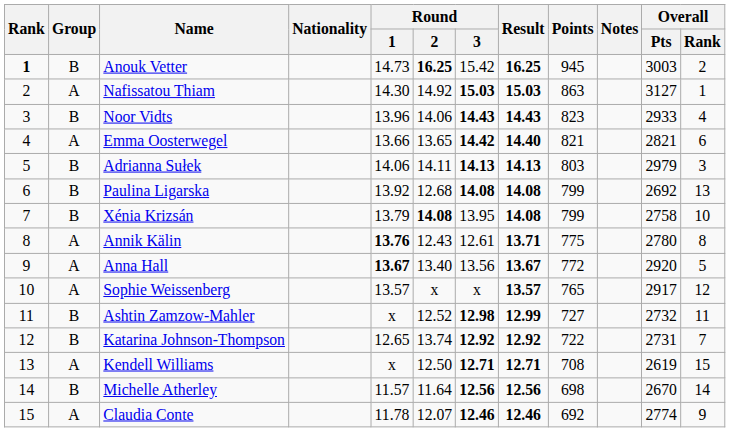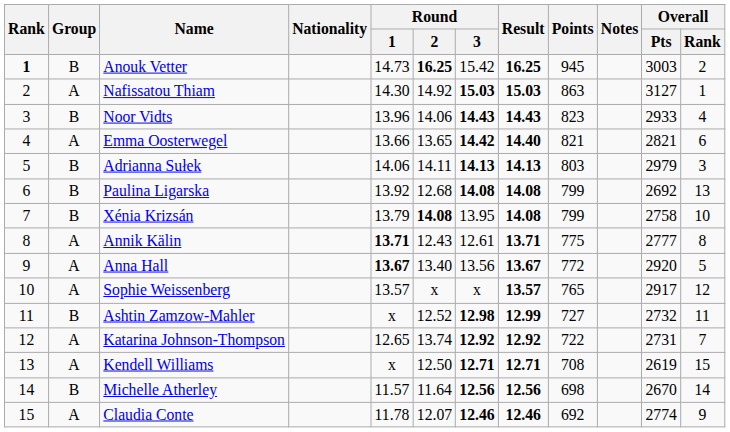(392, 240) 13.76 -> (392, 240) 13.71
(661, 240) 2780 -> (661, 240) 2777
(74, 340) B -> (74, 340) A
